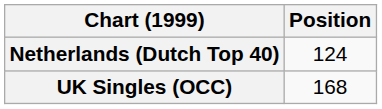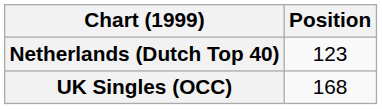(330, 53) 124 -> (330, 53) 123
